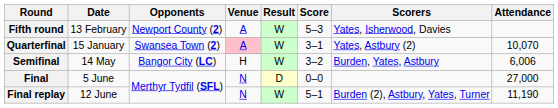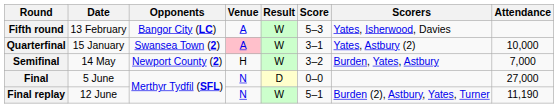(177, 29) Newport County (2) -> (177, 29) Bangor City (LC)
(523, 45) 10,070 -> (523, 45) 10,000
(177, 62) Bangor City (LC) -> (177, 62) Newport County (2)
(523, 62) 6,006 -> (523, 62) 7,000
